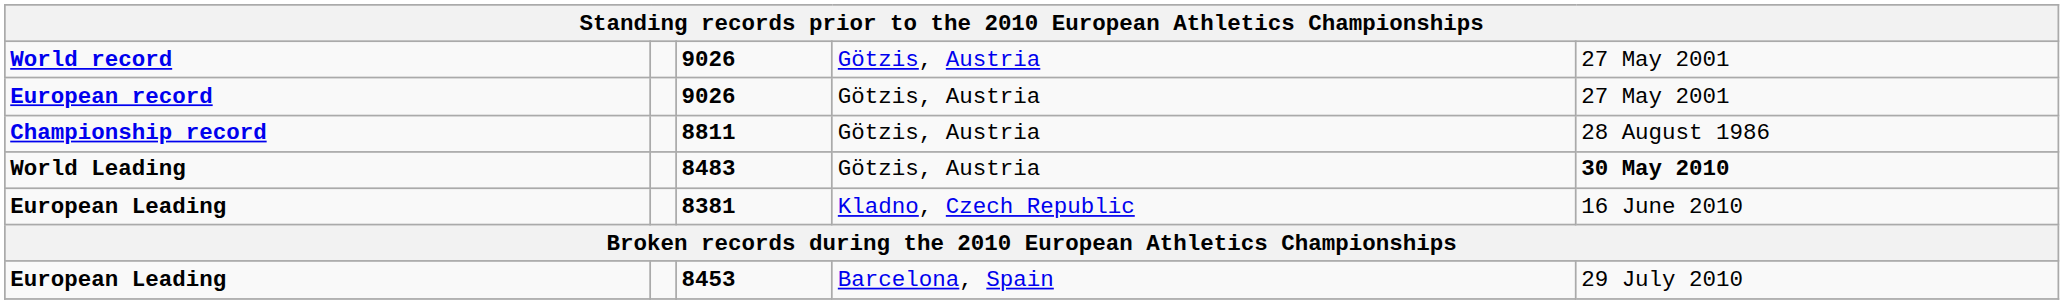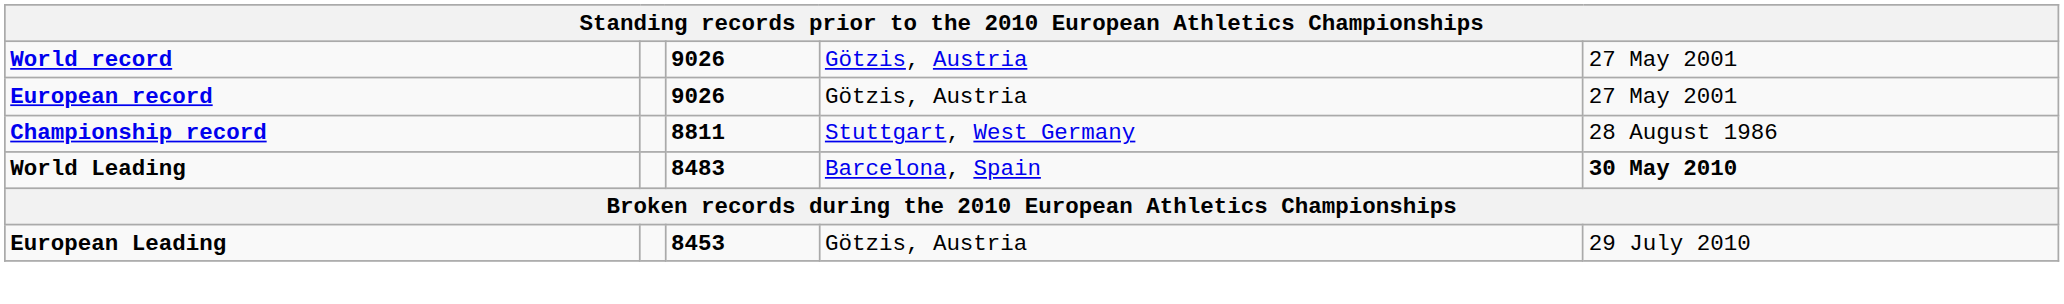(939, 133) Götzis, Austria -> (980, 133) Stuttgart, West Germany
(939, 170) Götzis, Austria -> (933, 170) Barcelona, Spain
- row: (118, 206)
(946, 280) Barcelona, Spain -> (926, 243) Götzis, Austria
